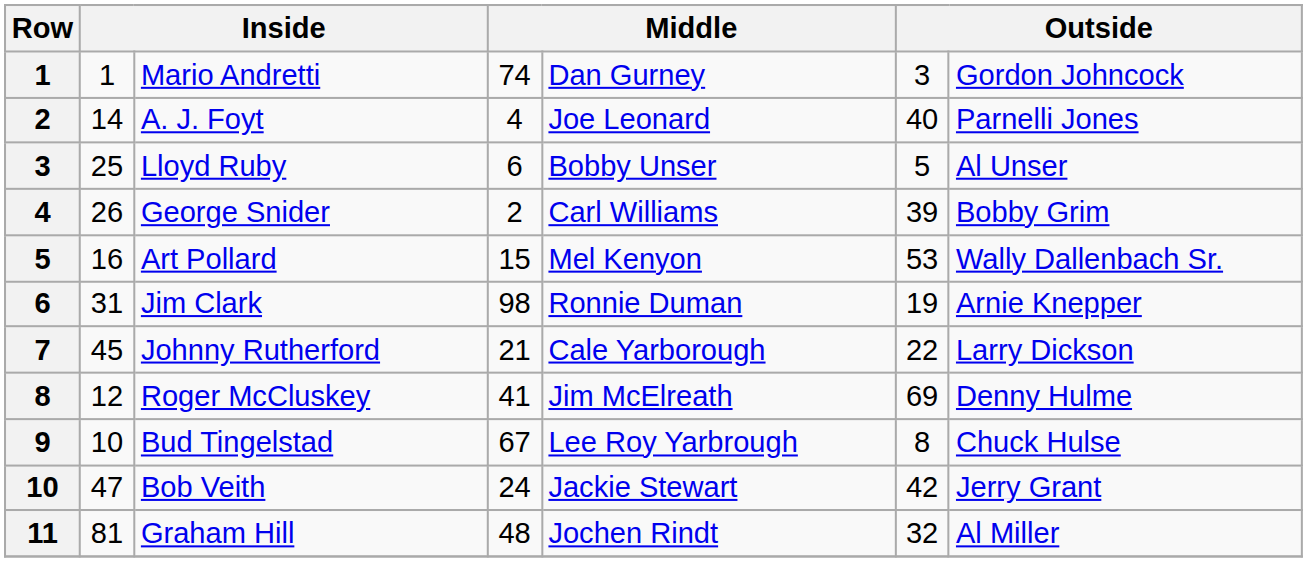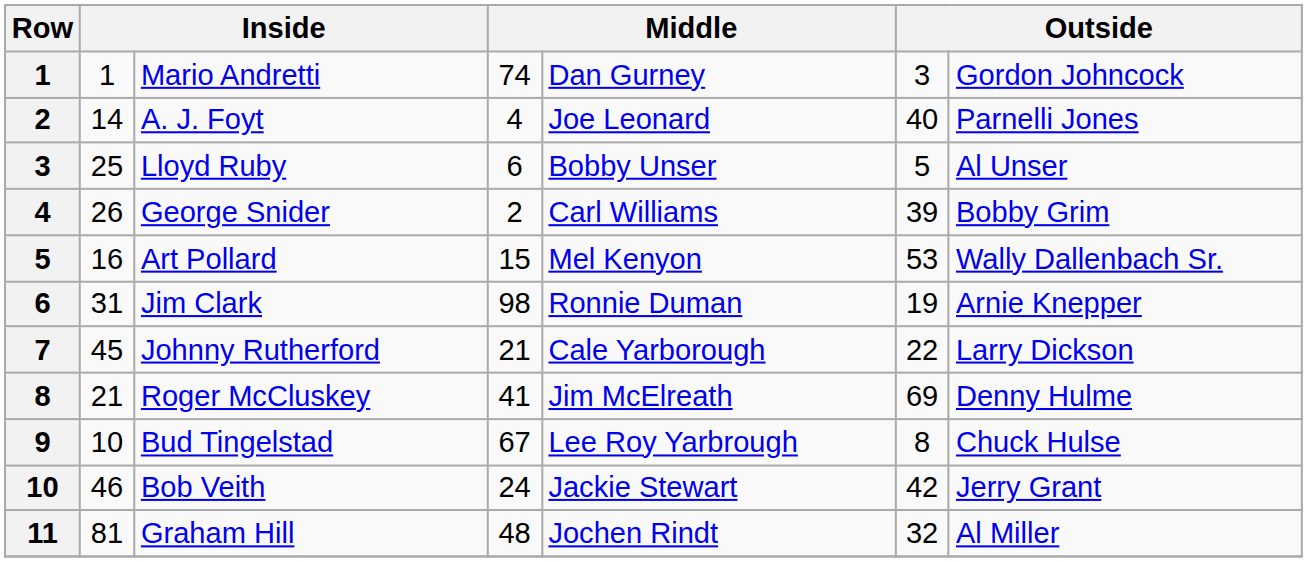(107, 396) 12 -> (107, 396) 21
(107, 488) 47 -> (107, 488) 46
